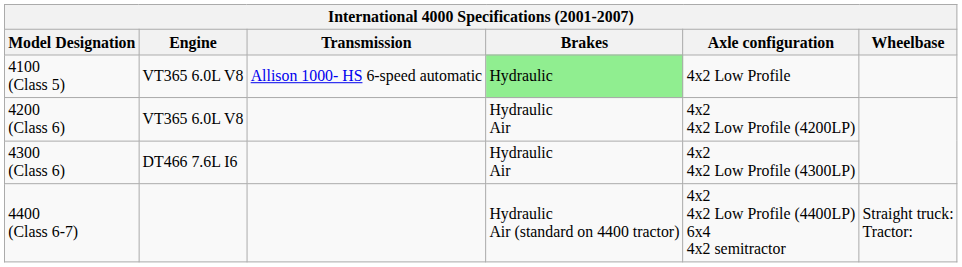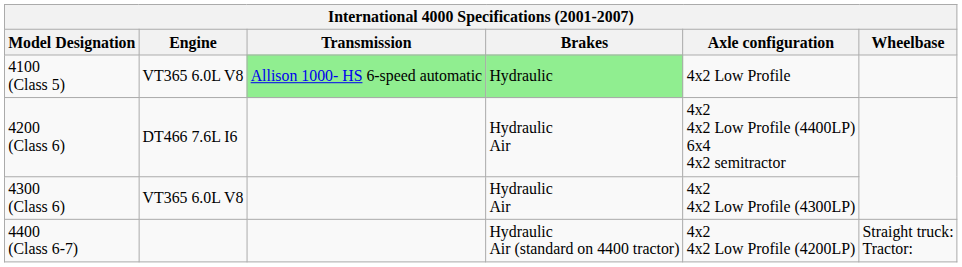(366, 76) no background -> (366, 76) lightgreen background
(193, 119) VT365 6.0L V8 -> (190, 136) DT466 7.6L I6
(771, 119) 4x2 4x2 Low Profile (4200LP) -> (771, 136) 4x2 4x2 Low Profile (4400LP) 6x4 4x2 semitractor
(190, 162) DT466 7.6L I6 -> (193, 197) VT365 6.0L V8
(771, 222) 4x2 4x2 Low Profile (4400LP) 6x4 4x2 semitractor -> (771, 240) 4x2 4x2 Low Profile (4200LP)
